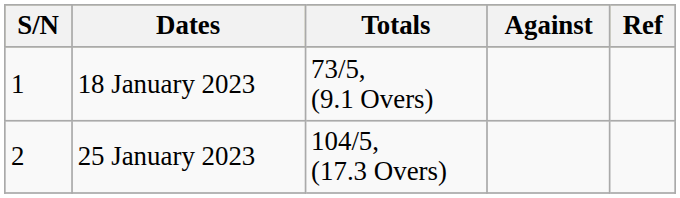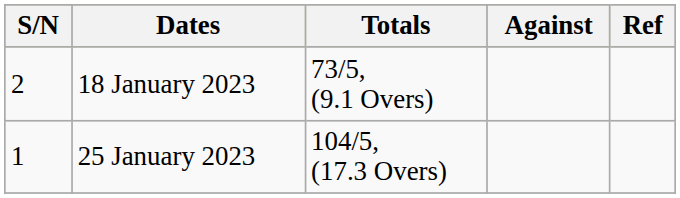(18, 83) 1 -> (18, 83) 2
(18, 156) 2 -> (18, 156) 1
